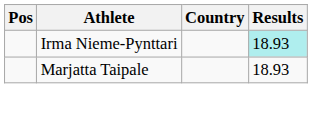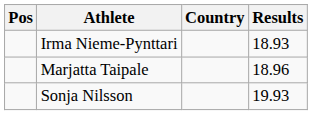(271, 43) paleturquoise background -> (271, 43) no background
(271, 69) 18.93 -> (271, 69) 18.96
+ row: (87, 95)
